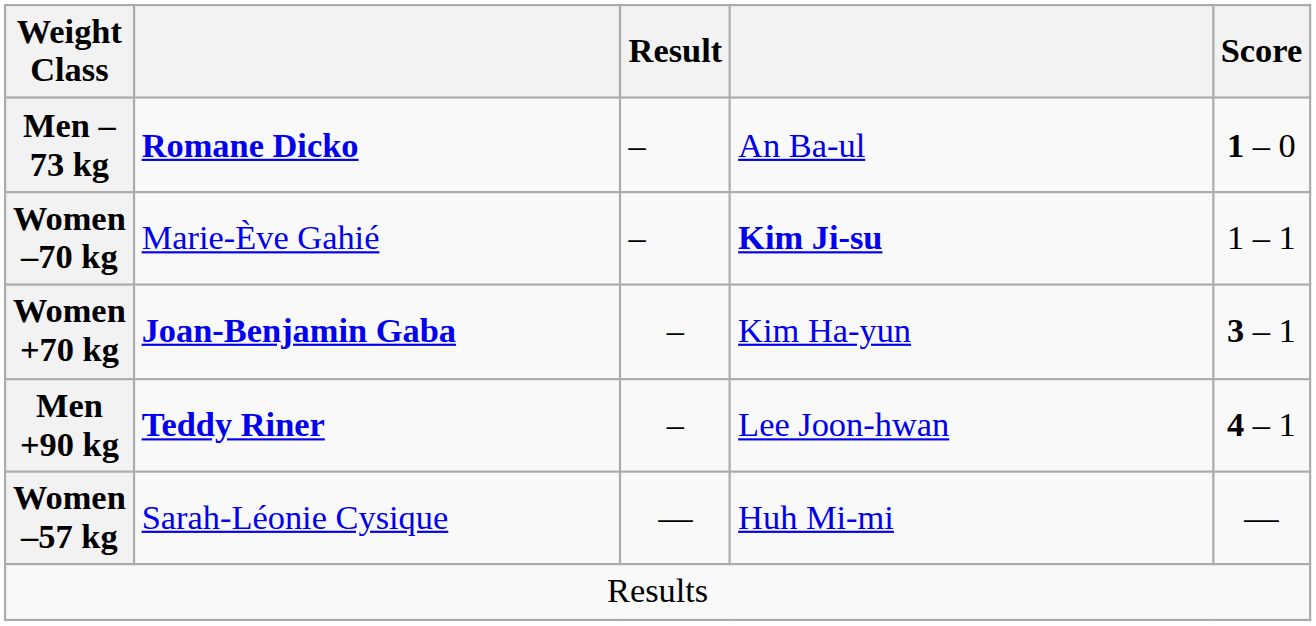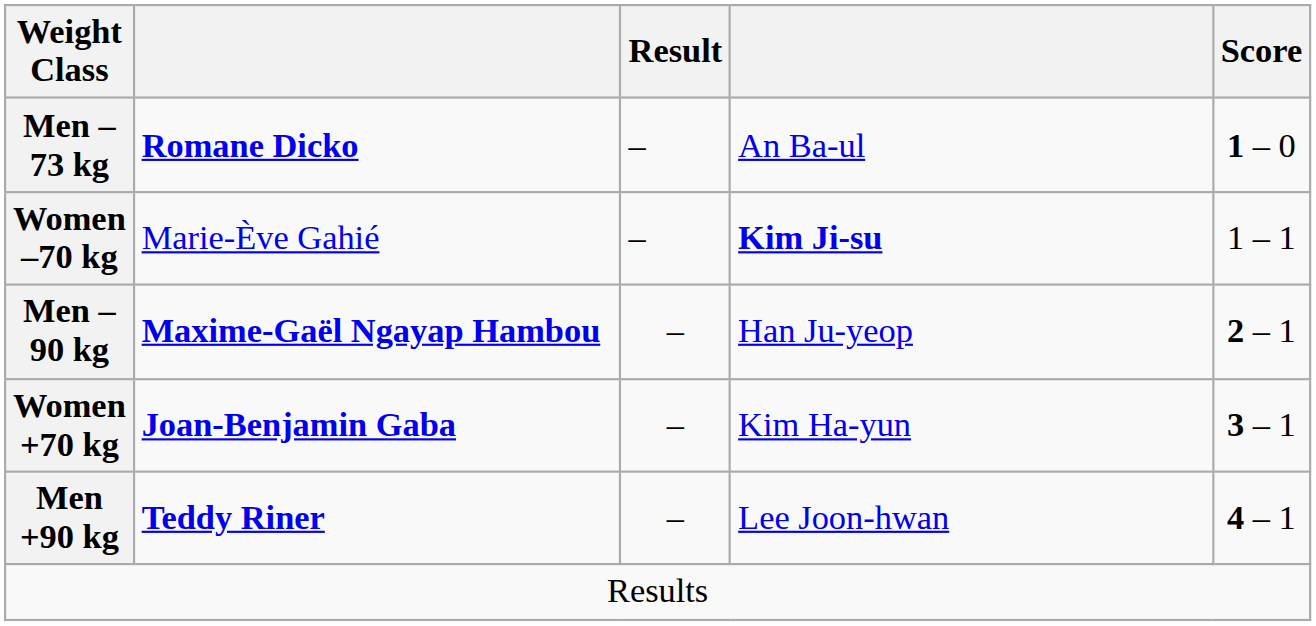+ row: (69, 330)
- row: (69, 517)
